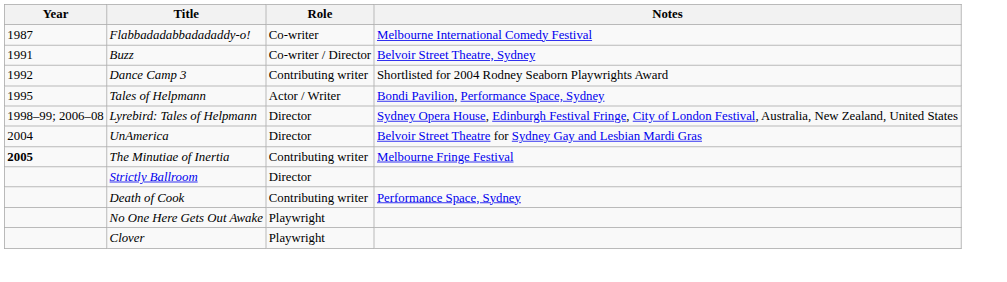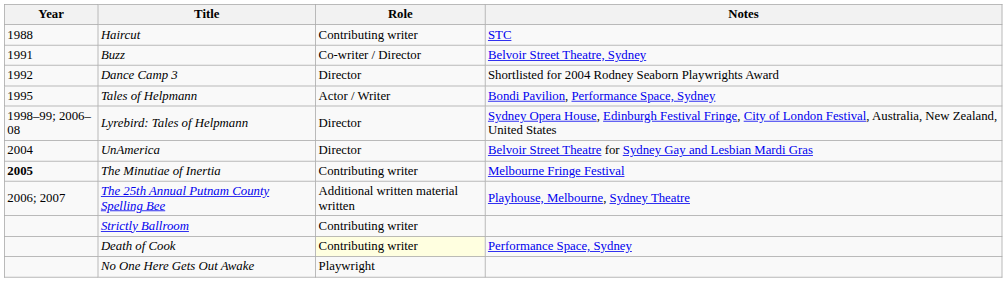- row: (180, 34)
+ row: (121, 34)
(318, 75) Contributing writer -> (340, 75) Director
+ row: (185, 198)
(290, 177) Director -> (368, 226) Contributing writer
(318, 197) no background -> (368, 246) lightyellow background
- row: (127, 237)
